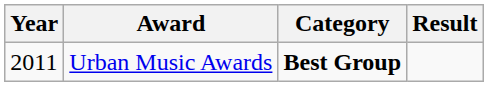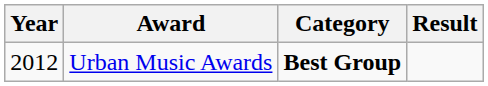(34, 61) 2011 -> (34, 61) 2012
